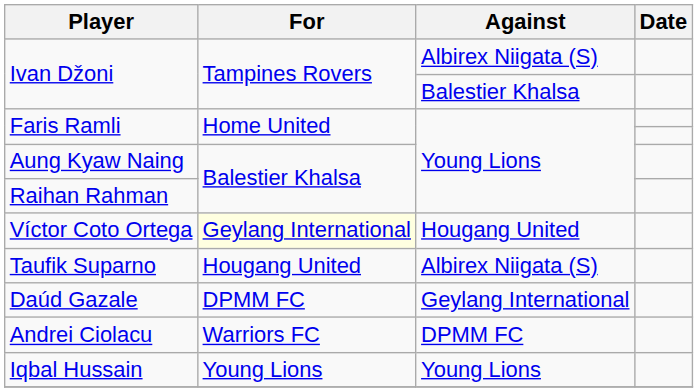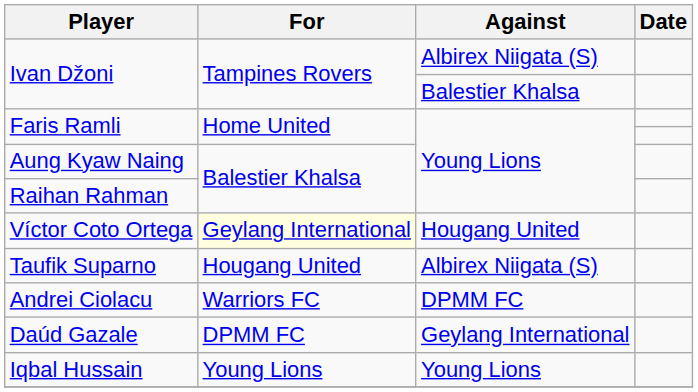rows swapped: (81, 334) <-> (74, 299)
